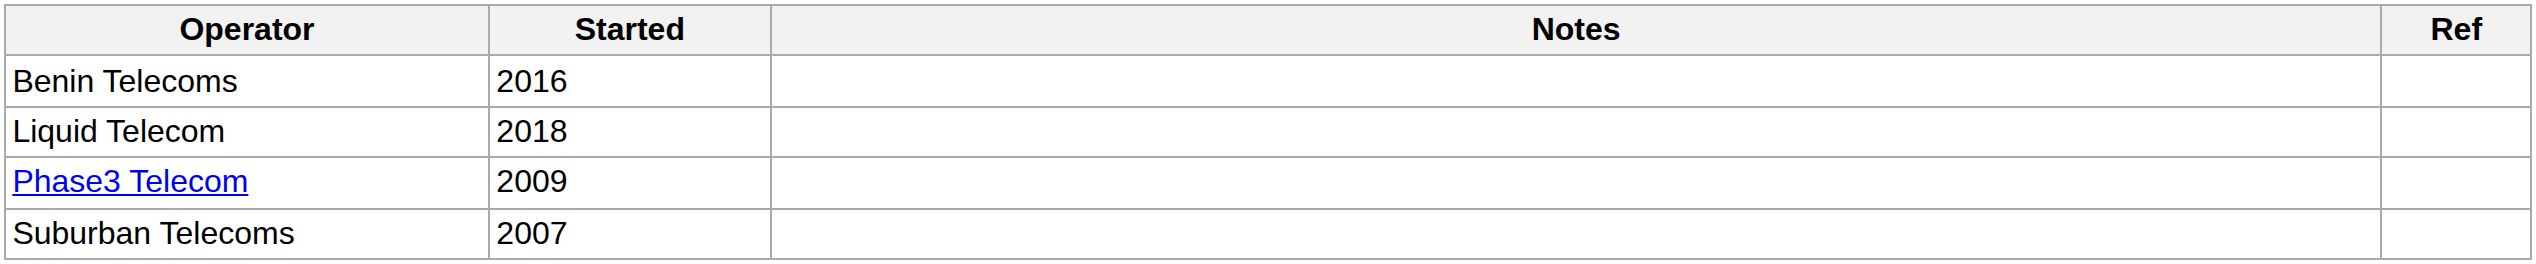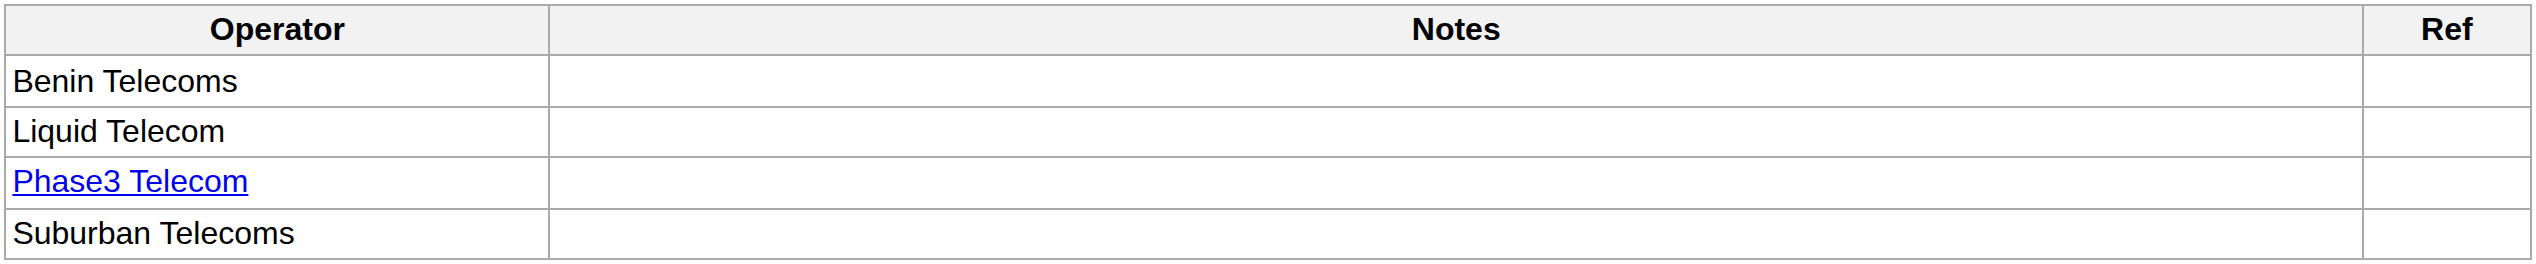- column: (630, 29)
